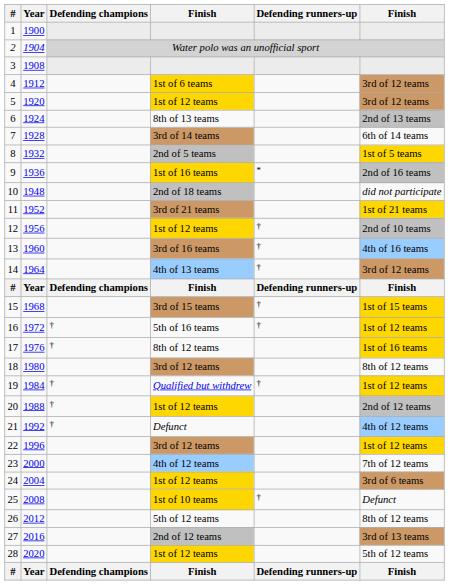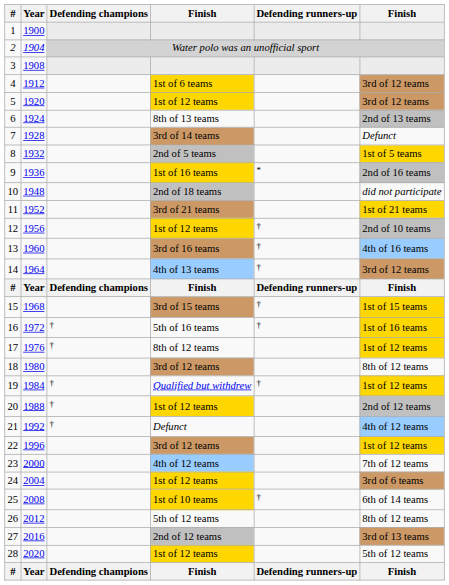(395, 136) 6th of 14 teams -> (379, 136) Defunct
(395, 327) 1st of 12 teams -> (395, 327) 1st of 16 teams
(395, 348) 1st of 16 teams -> (395, 348) 1st of 12 teams
(379, 500) Defunct -> (395, 500) 6th of 14 teams
